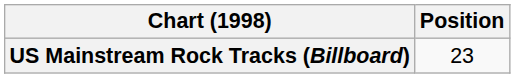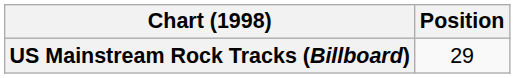(462, 55) 23 -> (462, 55) 29
